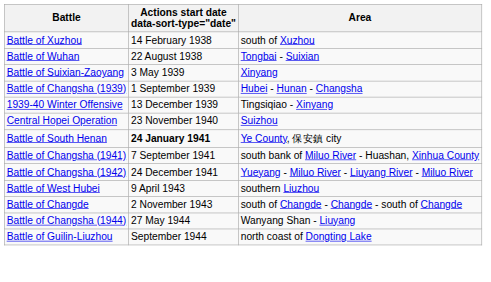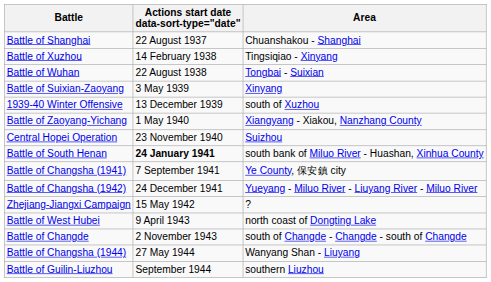+ row: (49, 40)
(278, 40) south of Xuzhou -> (291, 56) Tingsiqiao - Xinyang
- row: (66, 89)
(287, 105) Tingsiqiao - Xinyang -> (282, 105) south of Xuzhou
+ row: (67, 121)
(291, 138) Ye County, 保安鎮 city -> (364, 154) south bank of Miluo River - Huashan, Xinhua County
(360, 155) south bank of Miluo River - Huashan, Xinhua County -> (296, 170) Ye County, 保安鎮 city
+ row: (69, 204)
(280, 188) southern Liuzhou -> (311, 220) north coast of Dongting Lake
(306, 237) north coast of Dongting Lake -> (285, 269) southern Liuzhou
